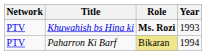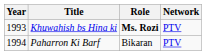columns swapped: (189, 12) <-> (25, 12)
(154, 43) khaki background -> (137, 43) no background
